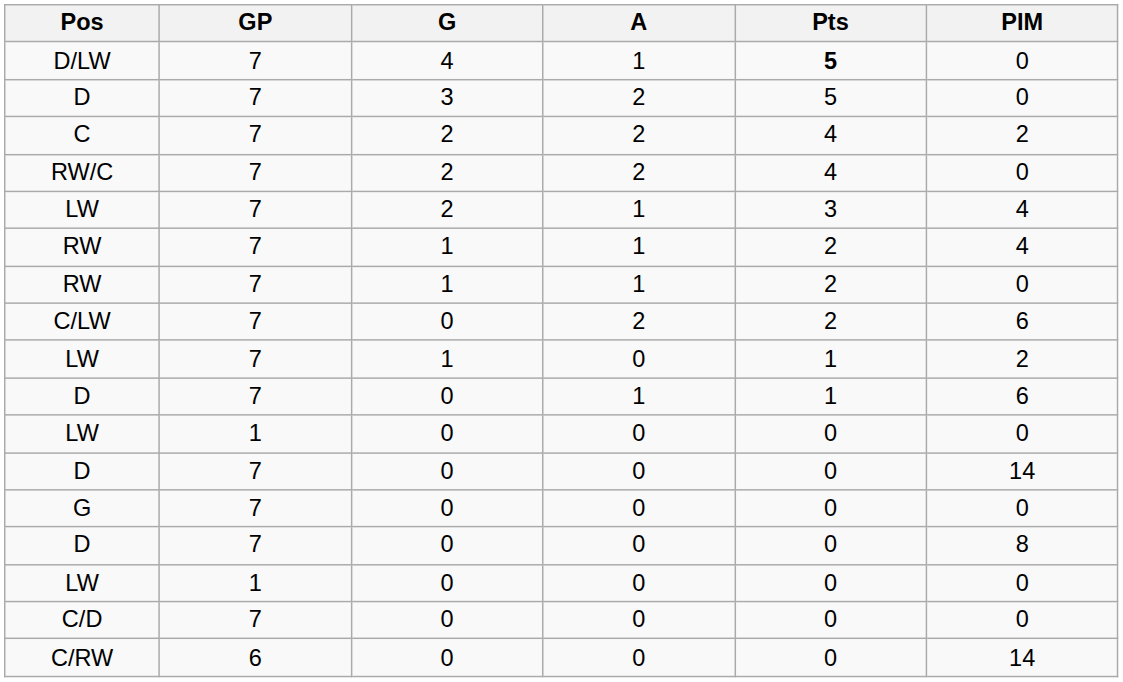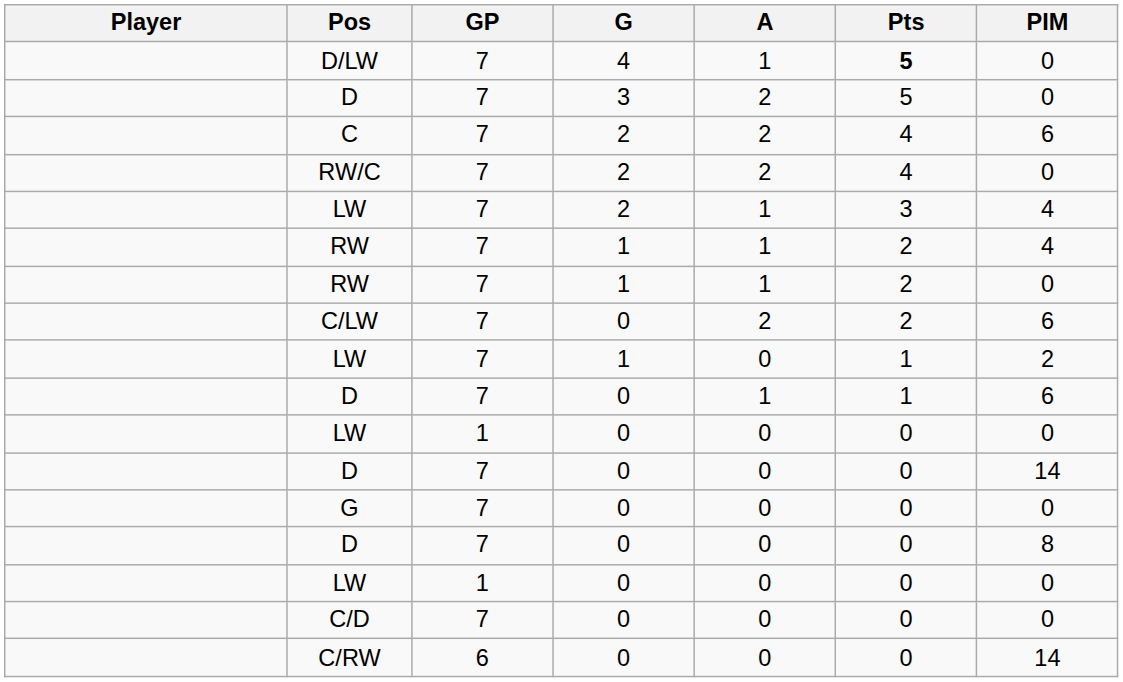+ column: (146, 23)
(1022, 135) 2 -> (1047, 135) 6
